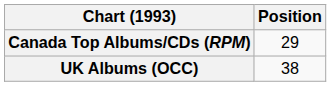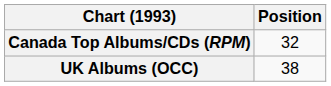(290, 42) 29 -> (290, 42) 32
